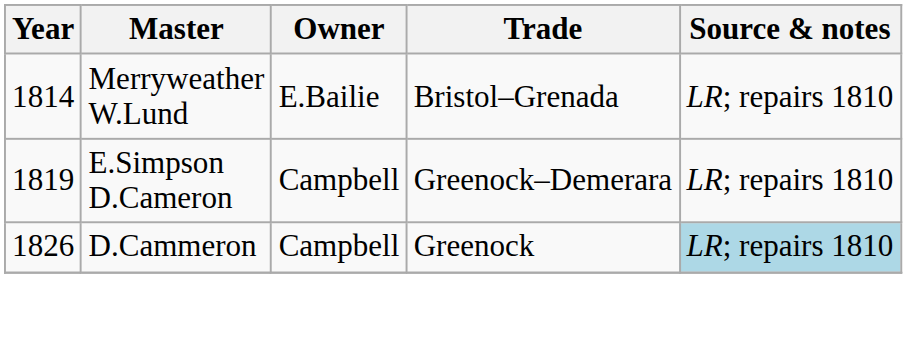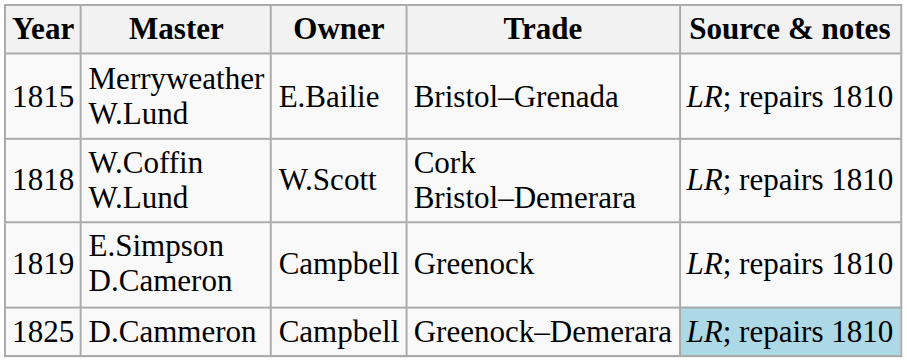(43, 95) 1814 -> (43, 95) 1815
+ row: (146, 179)
(543, 179) Greenock–Demerara -> (474, 264) Greenock
(43, 246) 1826 -> (43, 330) 1825
(474, 246) Greenock -> (543, 330) Greenock–Demerara
